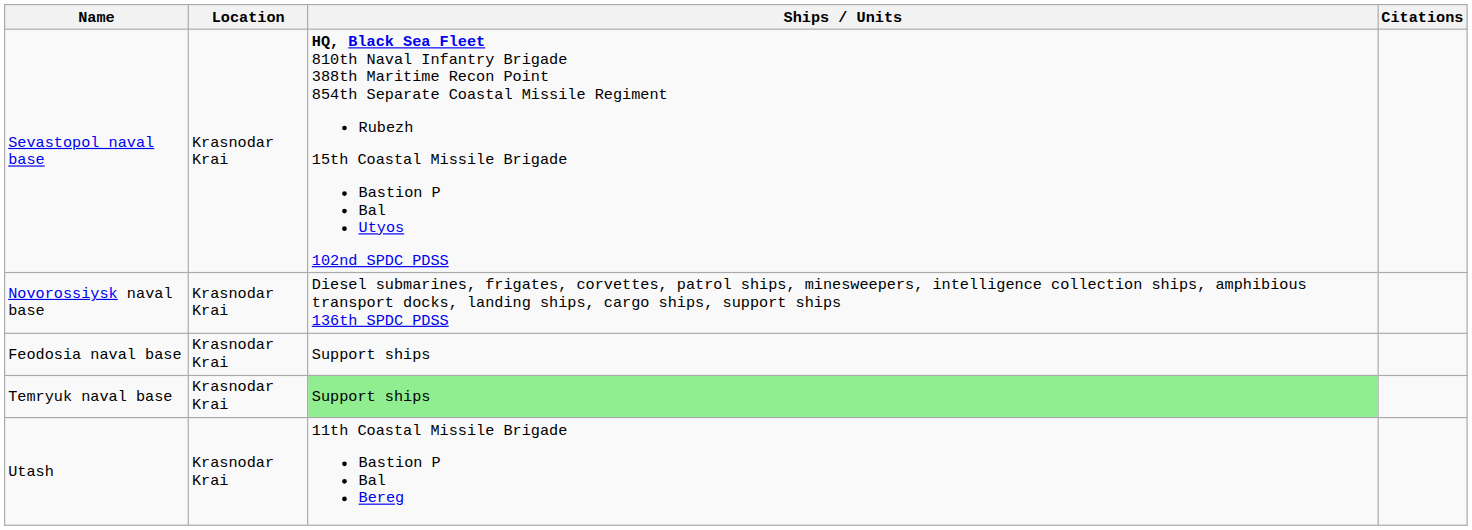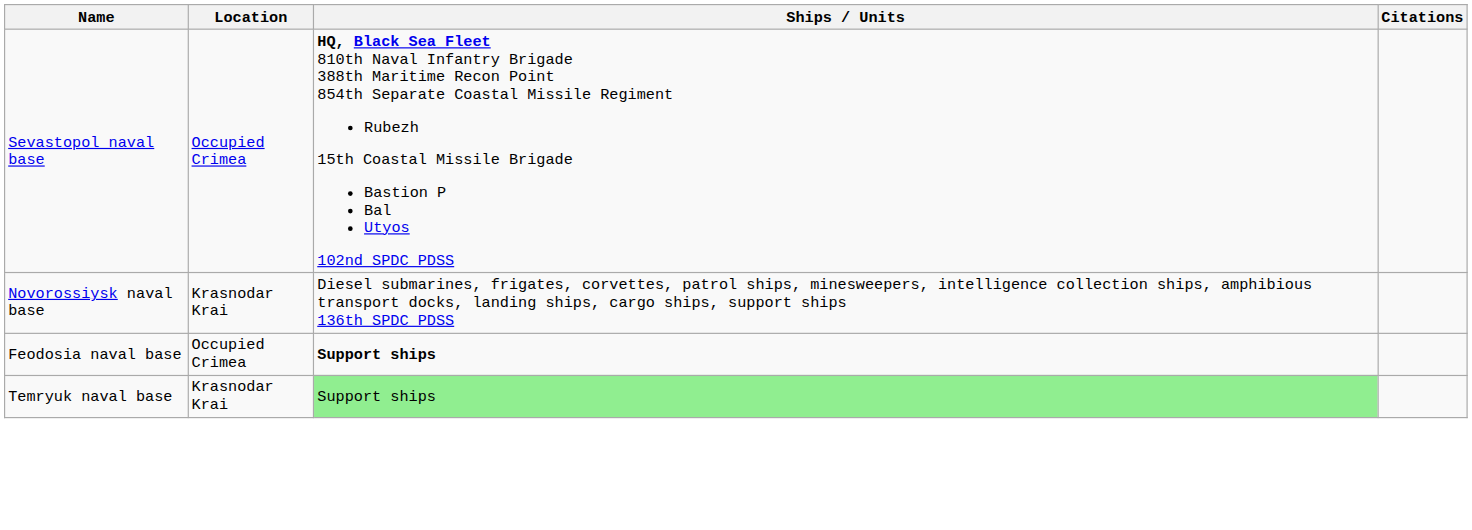(233, 151) Krasnodar Krai -> (228, 151) Occupied Crimea
(233, 354) Krasnodar Krai -> (228, 354) Occupied Crimea
(371, 354) normal -> (377, 354) bold
- row: (31, 471)
